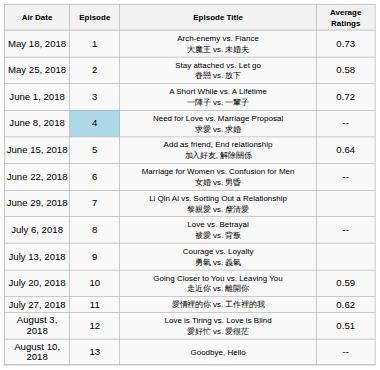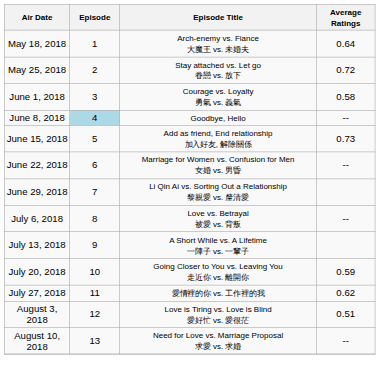(346, 43) 0.73 -> (346, 43) 0.64
(346, 70) 0.58 -> (346, 70) 0.72
(218, 97) A Short While vs. A Lifetime 一陣子 vs. 一輩子 -> (218, 97) Courage vs. Loyalty 勇氣 vs. 義氣
(346, 97) 0.72 -> (346, 97) 0.58
(218, 124) Need for Love vs. Marriage Proposal 求愛 vs. 求婚 -> (218, 118) Goodbye, Hello
(346, 150) 0.64 -> (346, 138) 0.73
(218, 257) Courage vs. Loyalty 勇氣 vs. 義氣 -> (218, 245) A Short While vs. A Lifetime 一陣子 vs. 一輩子
(218, 352) Goodbye, Hello -> (218, 341) Need for Love vs. Marriage Proposal 求愛 vs. 求婚
